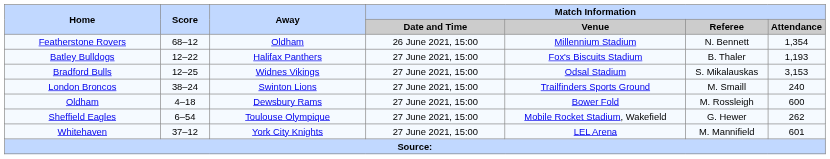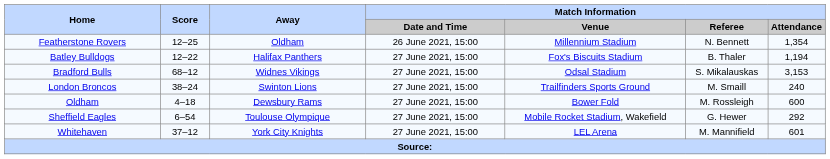(185, 42) 68–12 -> (185, 42) 12–25
(797, 57) 1,193 -> (797, 57) 1,194
(185, 72) 12–25 -> (185, 72) 68–12
(797, 116) 262 -> (797, 116) 292
